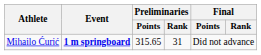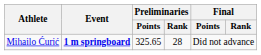(148, 42) 315.65 -> (148, 42) 325.65
(177, 42) 31 -> (177, 42) 28
